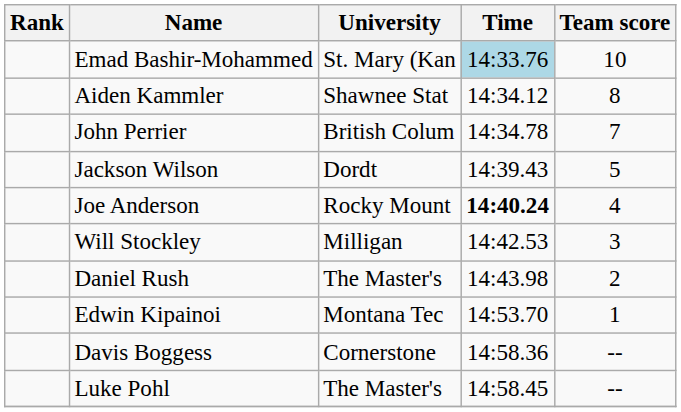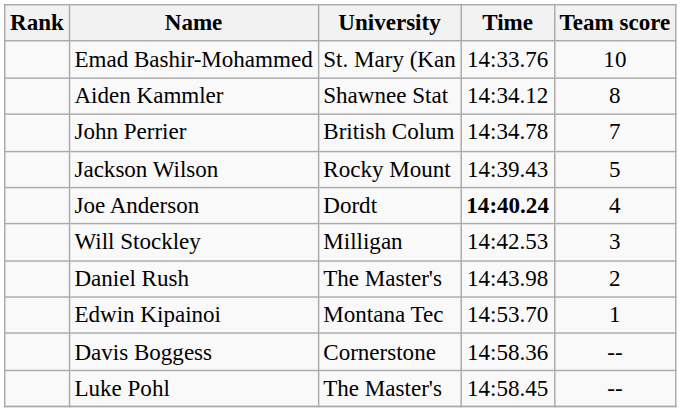(508, 59) lightblue background -> (508, 59) no background
(350, 168) Dordt -> (387, 168) Rocky Mount
(387, 205) Rocky Mount -> (350, 205) Dordt
